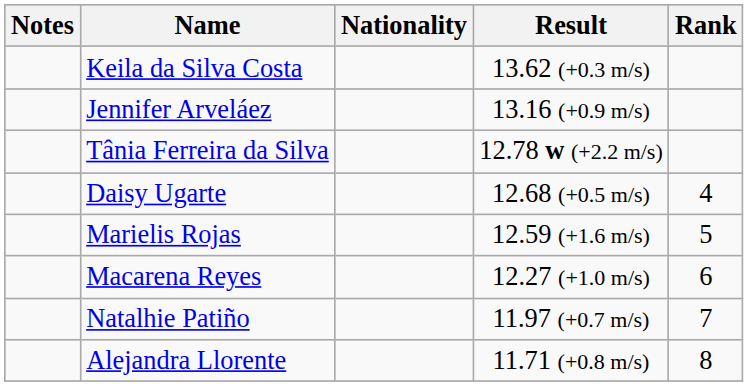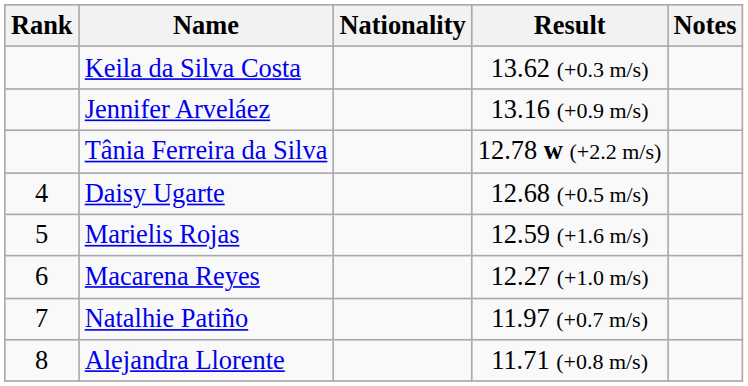columns swapped: (706, 25) <-> (42, 25)
